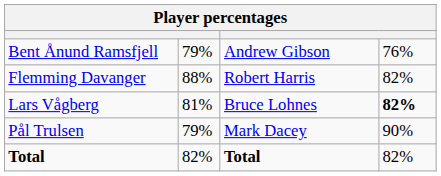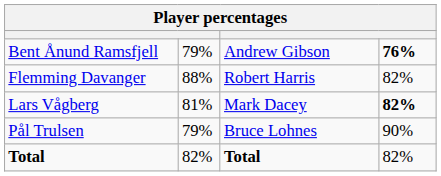(398, 51) normal -> (399, 51) bold
(270, 104) Bruce Lohnes -> (265, 104) Mark Dacey
(265, 130) Mark Dacey -> (270, 130) Bruce Lohnes
